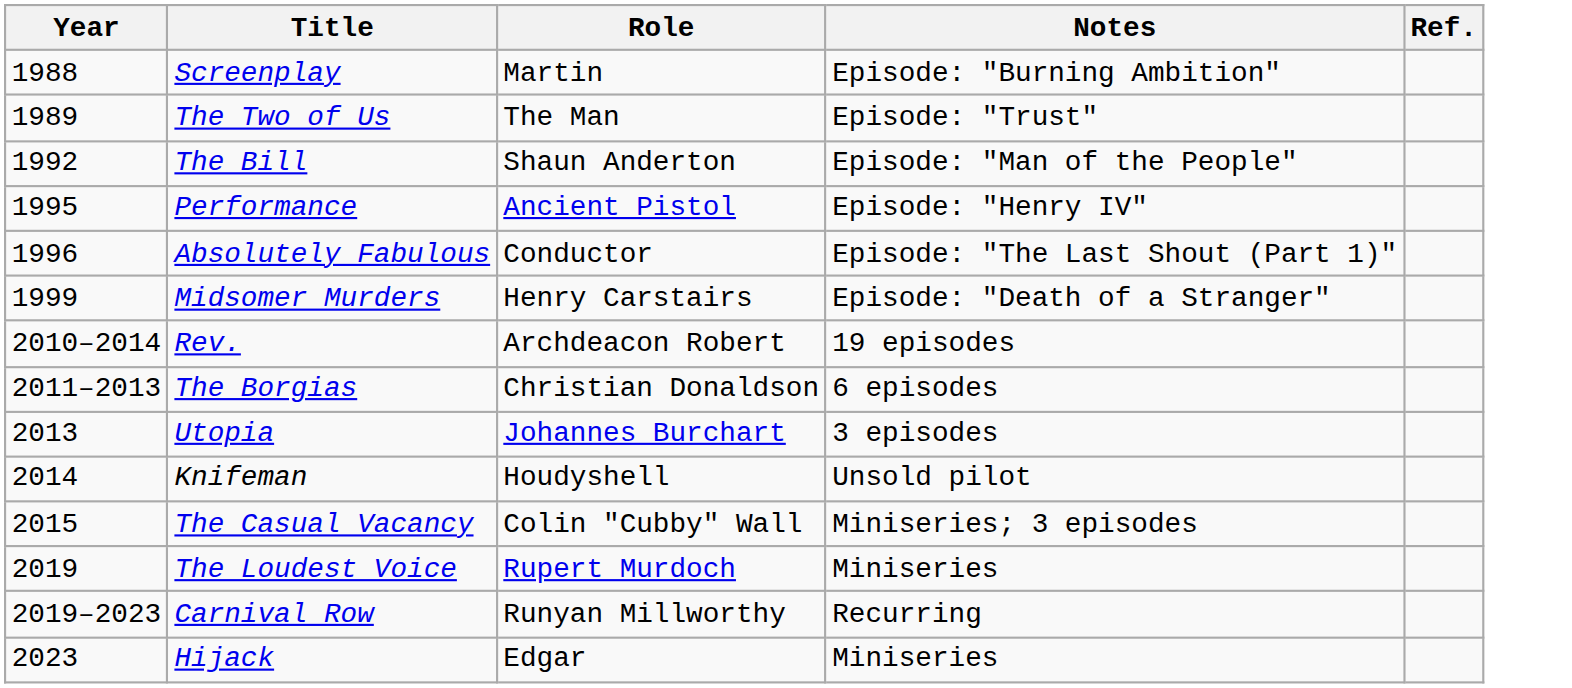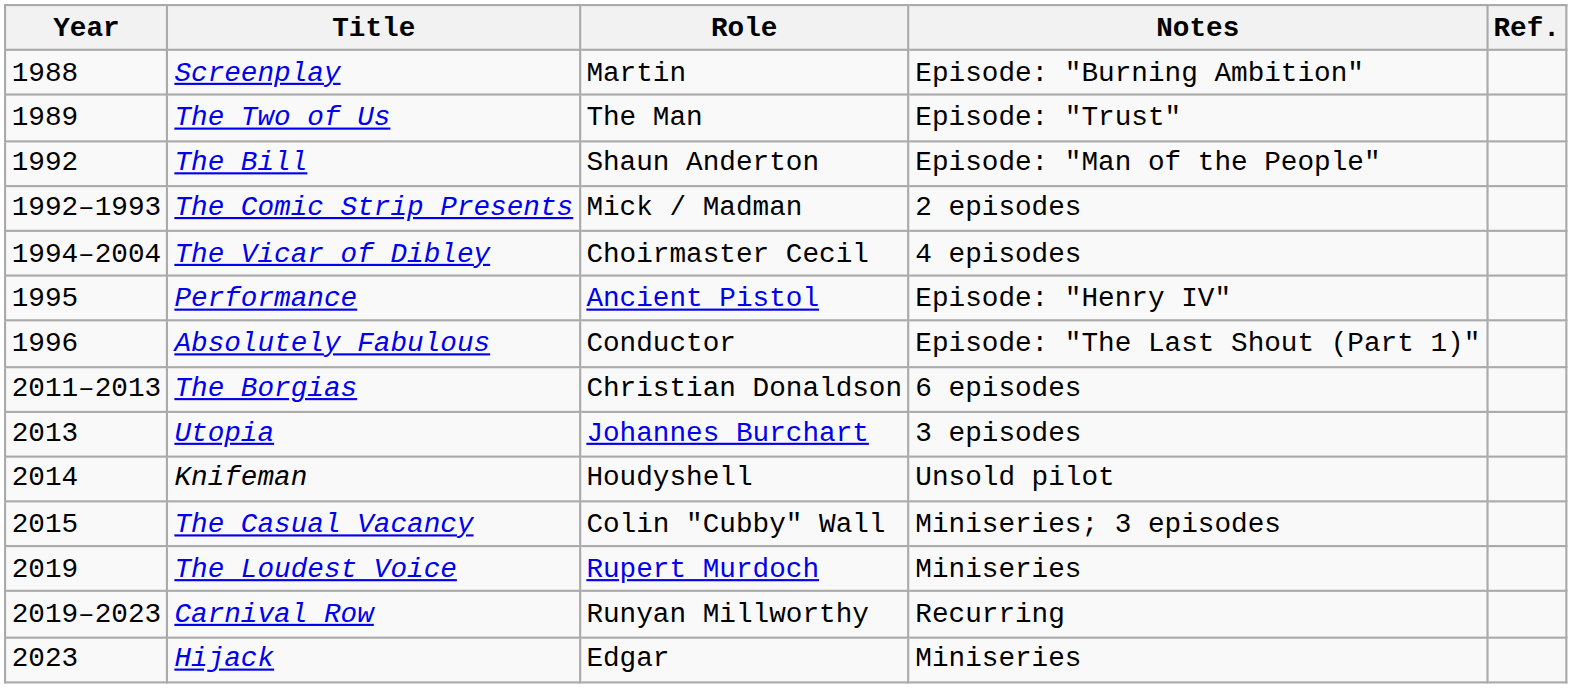+ row: (374, 208)
+ row: (332, 253)
- row: (307, 298)
- row: (208, 344)
